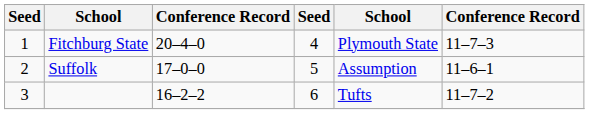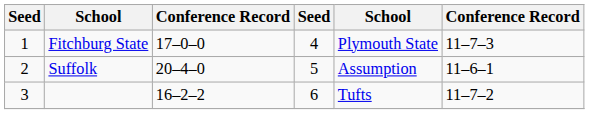(180, 43) 20–4–0 -> (180, 43) 17–0–0
(180, 69) 17–0–0 -> (180, 69) 20–4–0
